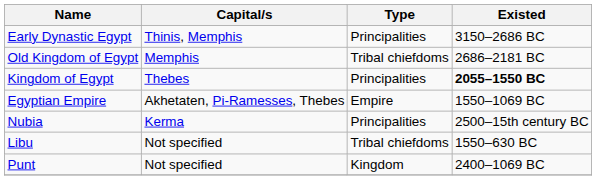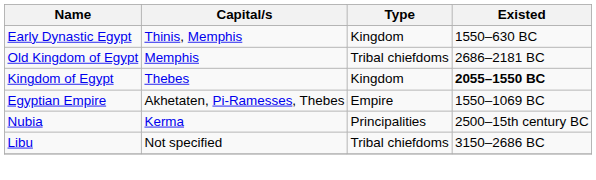(388, 36) Principalities -> (377, 36) Kingdom
(500, 36) 3150–2686 BC -> (496, 36) 1550–630 BC
(388, 79) Principalities -> (377, 79) Kingdom
(496, 143) 1550–630 BC -> (500, 143) 3150–2686 BC
- row: (21, 164)
